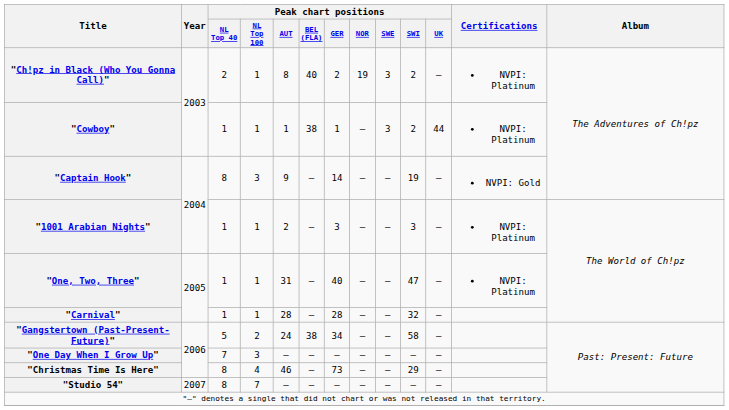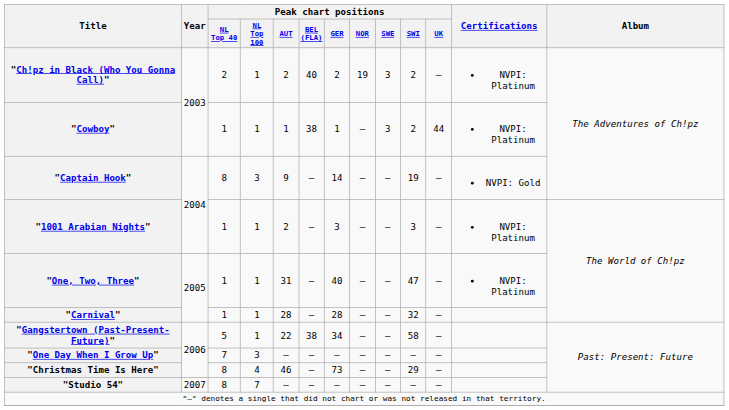(286, 75) 8 -> (286, 75) 2
(257, 335) 2 -> (257, 335) 1
(286, 335) 24 -> (286, 335) 22
